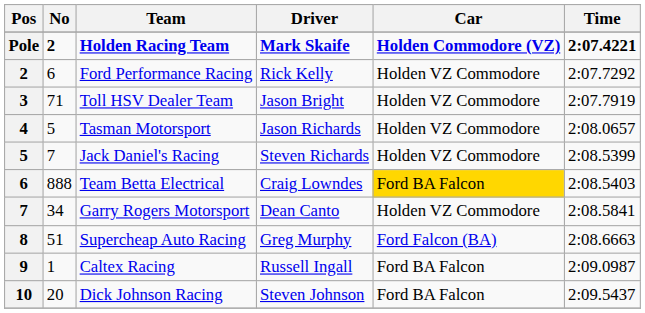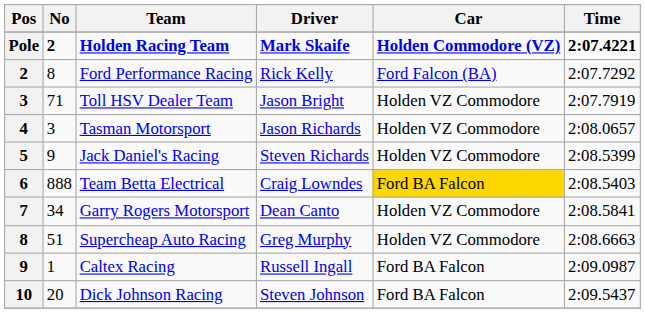(51, 73) 6 -> (51, 73) 8
(458, 73) Holden VZ Commodore -> (437, 73) Ford Falcon (BA)
(51, 128) 5 -> (51, 128) 3
(51, 156) 7 -> (51, 156) 9
(437, 239) Ford Falcon (BA) -> (458, 239) Holden VZ Commodore
